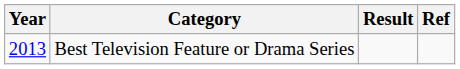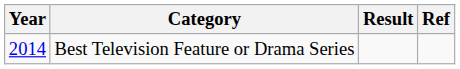(27, 48) 2013 -> (27, 48) 2014
